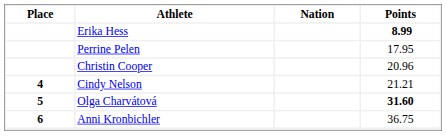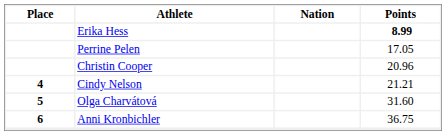(400, 49) 17.95 -> (400, 49) 17.05
(400, 101) bold -> (400, 101) normal
